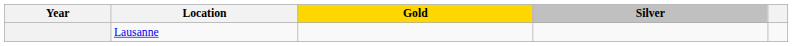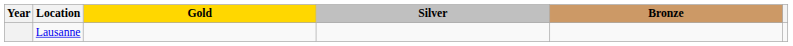+ column: (666, 13)
